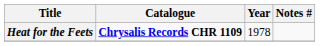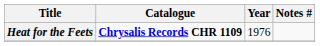(259, 31) 1978 -> (259, 31) 1976
